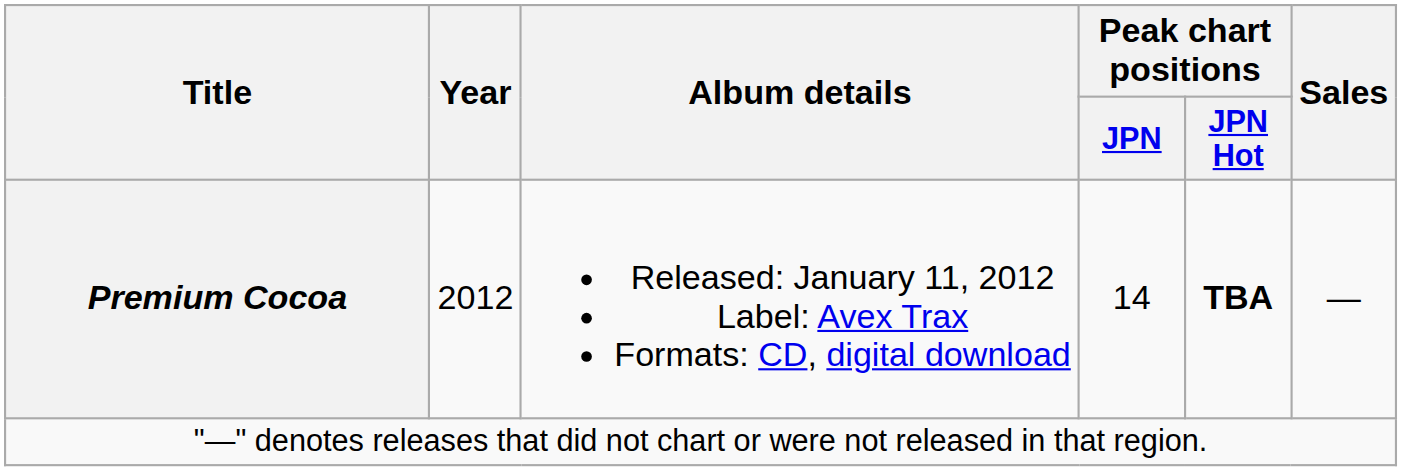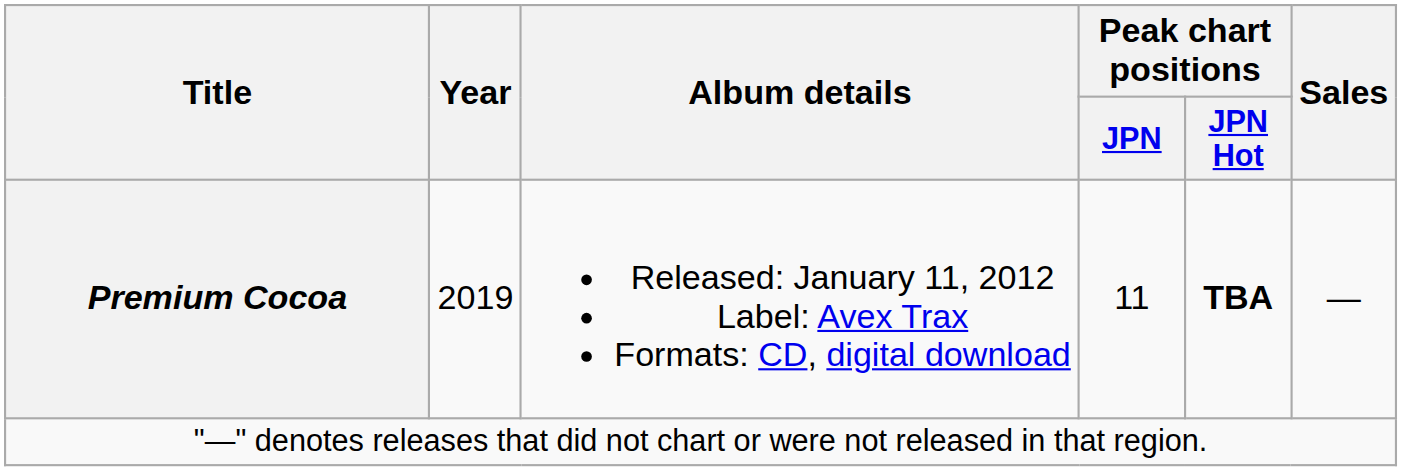(475, 298) 2012 -> (475, 298) 2019
(1132, 298) 14 -> (1132, 298) 11
